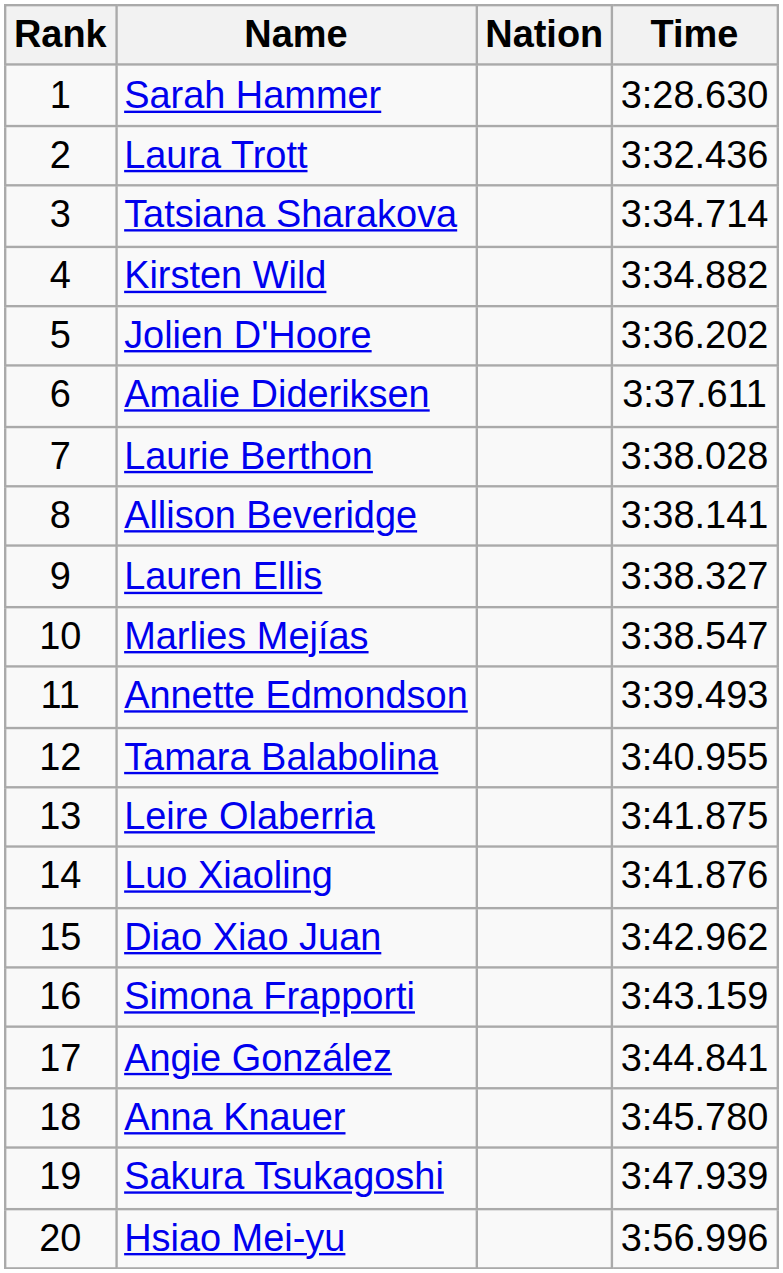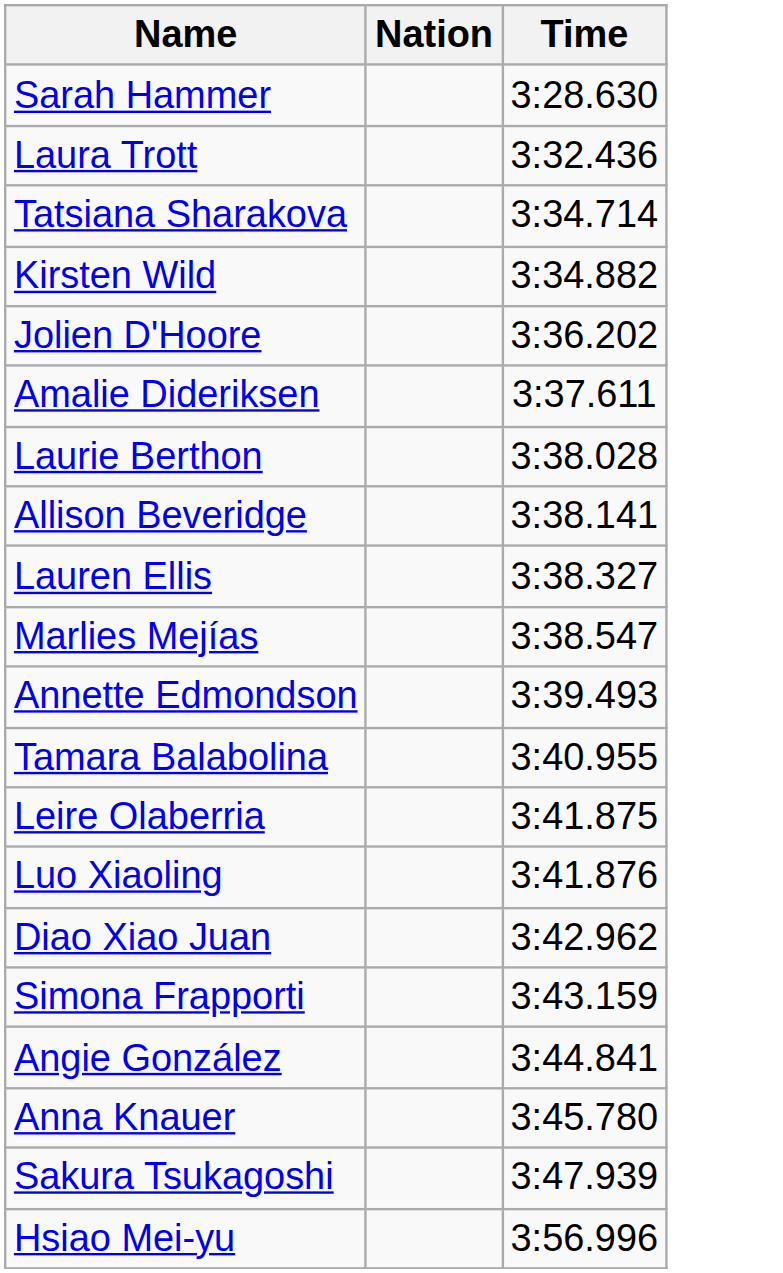- column: (60, 34)
